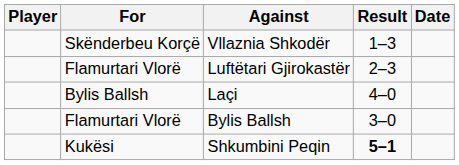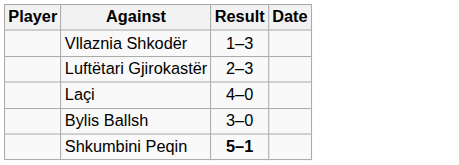- column: (132, 17)
